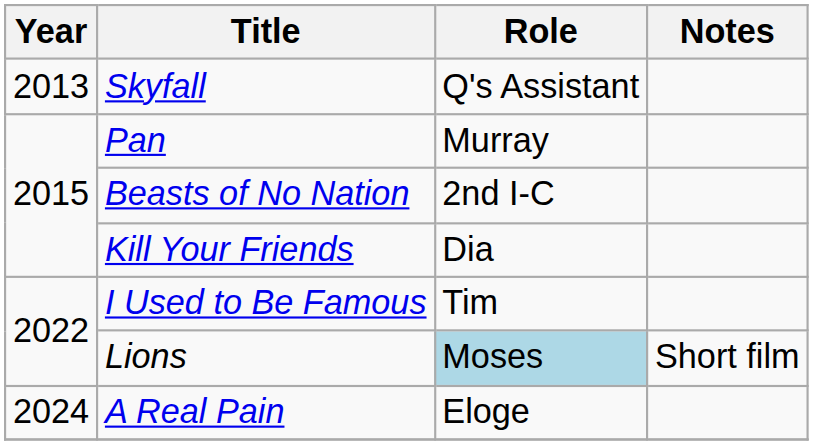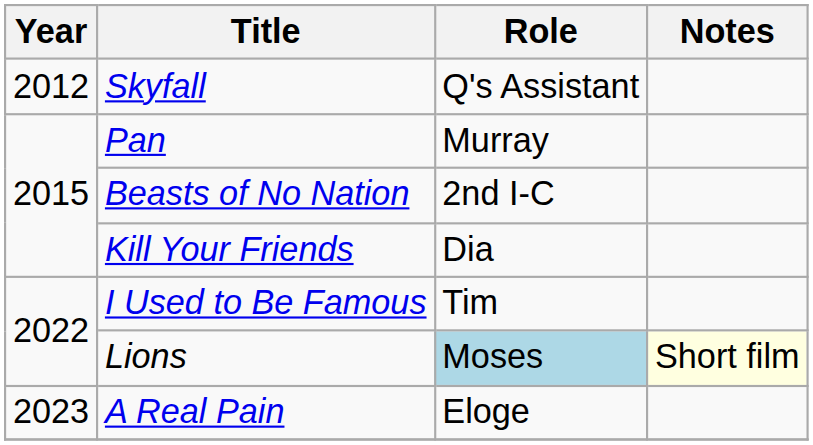(51, 85) 2013 -> (51, 85) 2012
(727, 357) no background -> (727, 357) lightyellow background
(51, 411) 2024 -> (51, 411) 2023
